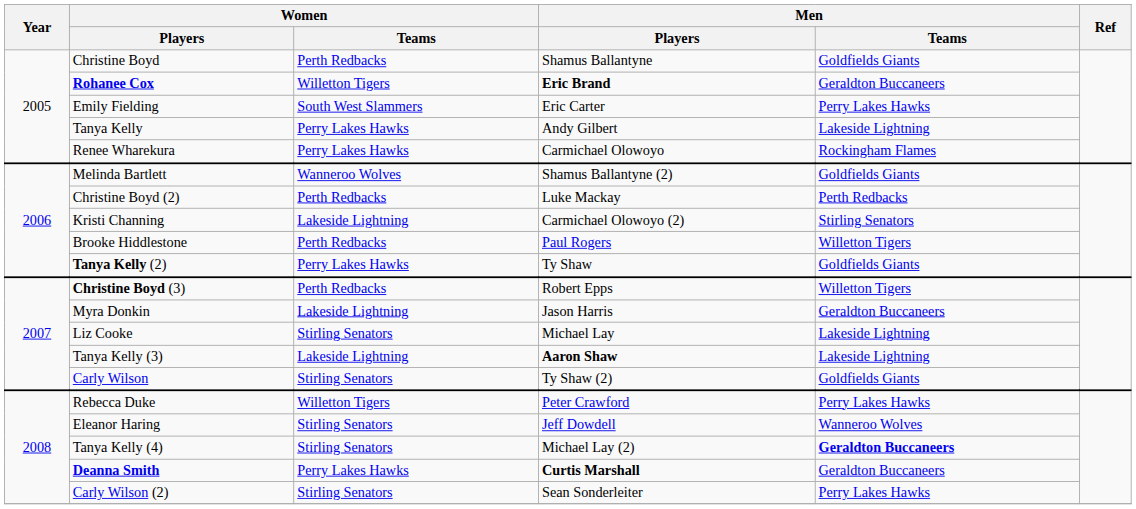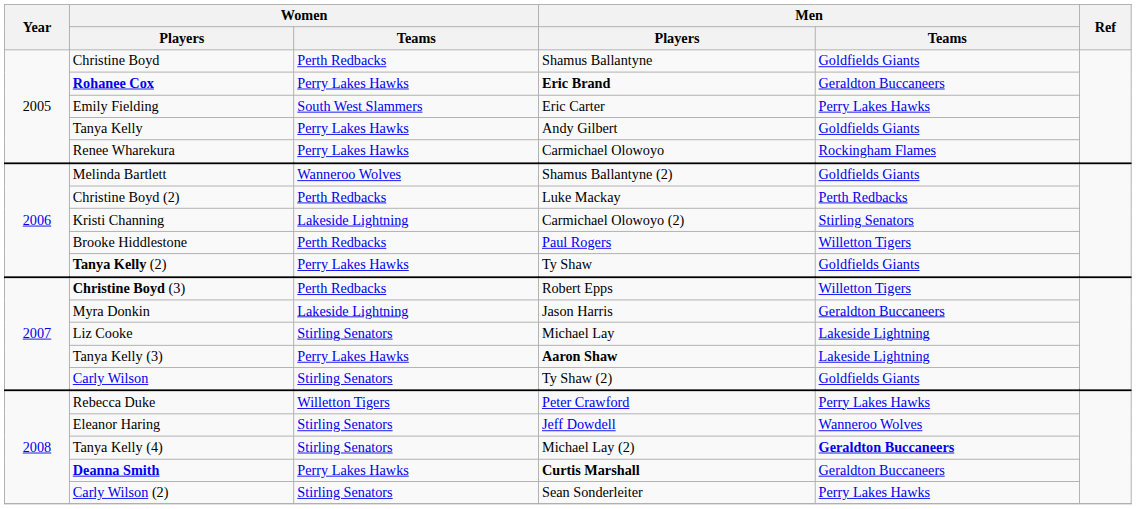(343, 83) Willetton Tigers -> (353, 83) Perry Lakes Hawks
(874, 128) Lakeside Lightning -> (869, 128) Goldfields Giants
(353, 356) Lakeside Lightning -> (353, 356) Perry Lakes Hawks
